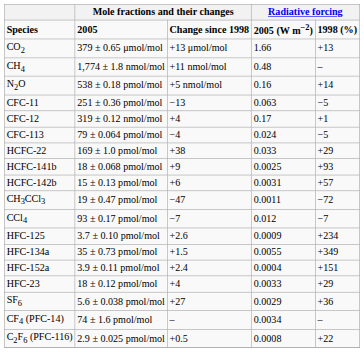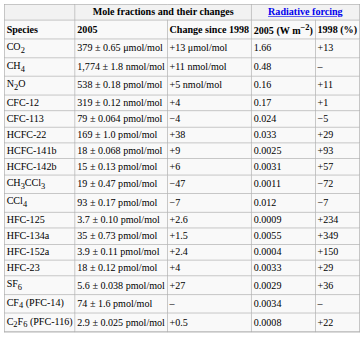(325, 85) +14 -> (325, 85) +11
- row: (23, 103)
(328, 268) +151 -> (328, 252) +150
